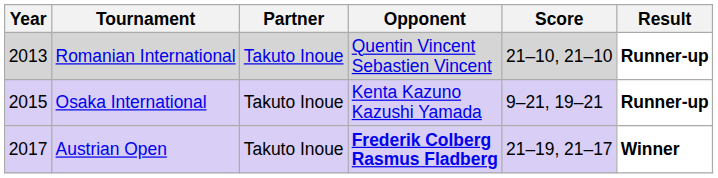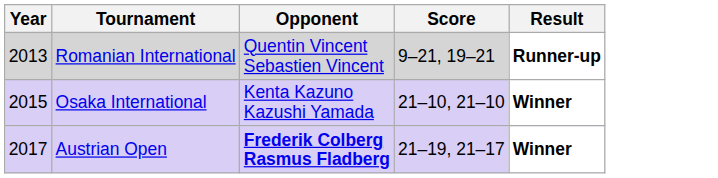- column: (294, 19)
(559, 56) 21–10, 21–10 -> (447, 56) 9–21, 19–21
(554, 103) 9–21, 19–21 -> (451, 103) 21–10, 21–10
(665, 103) Runner-up -> (542, 103) Winner
